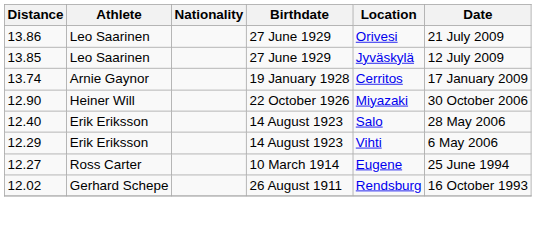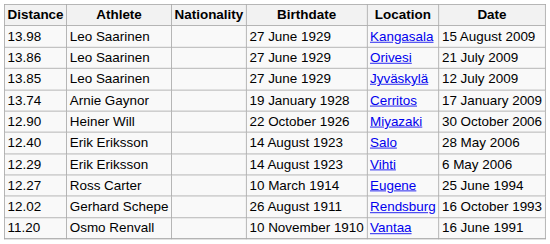+ row: (24, 36)
+ row: (24, 228)
